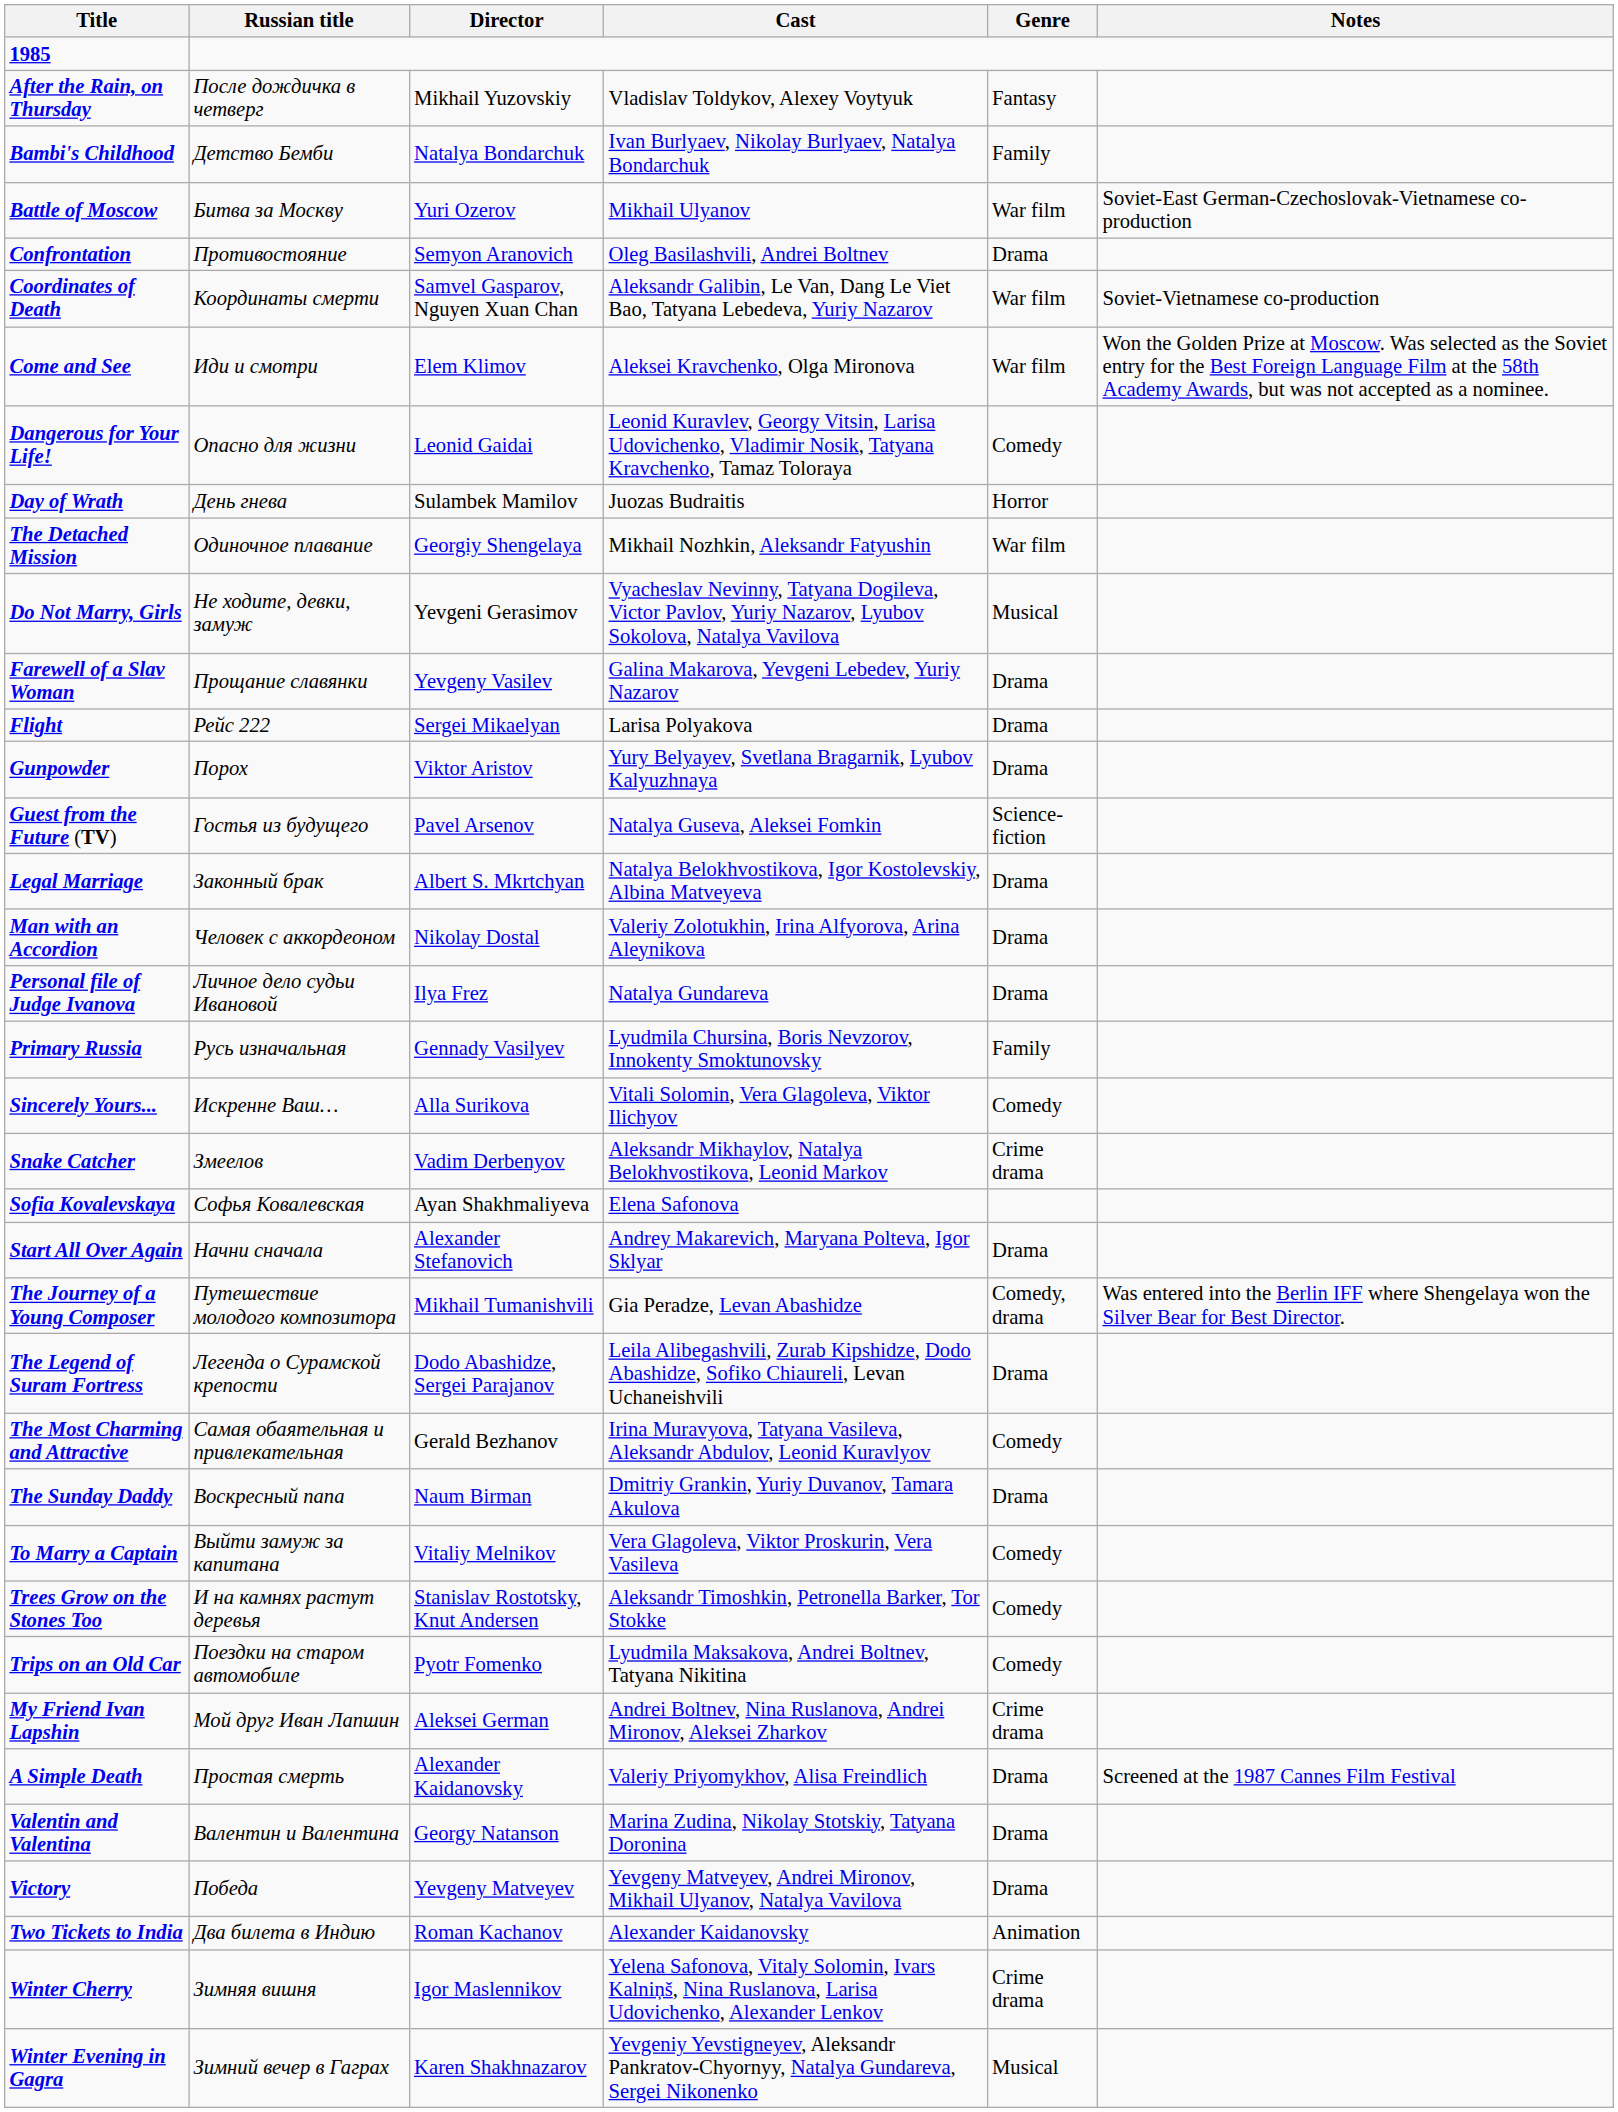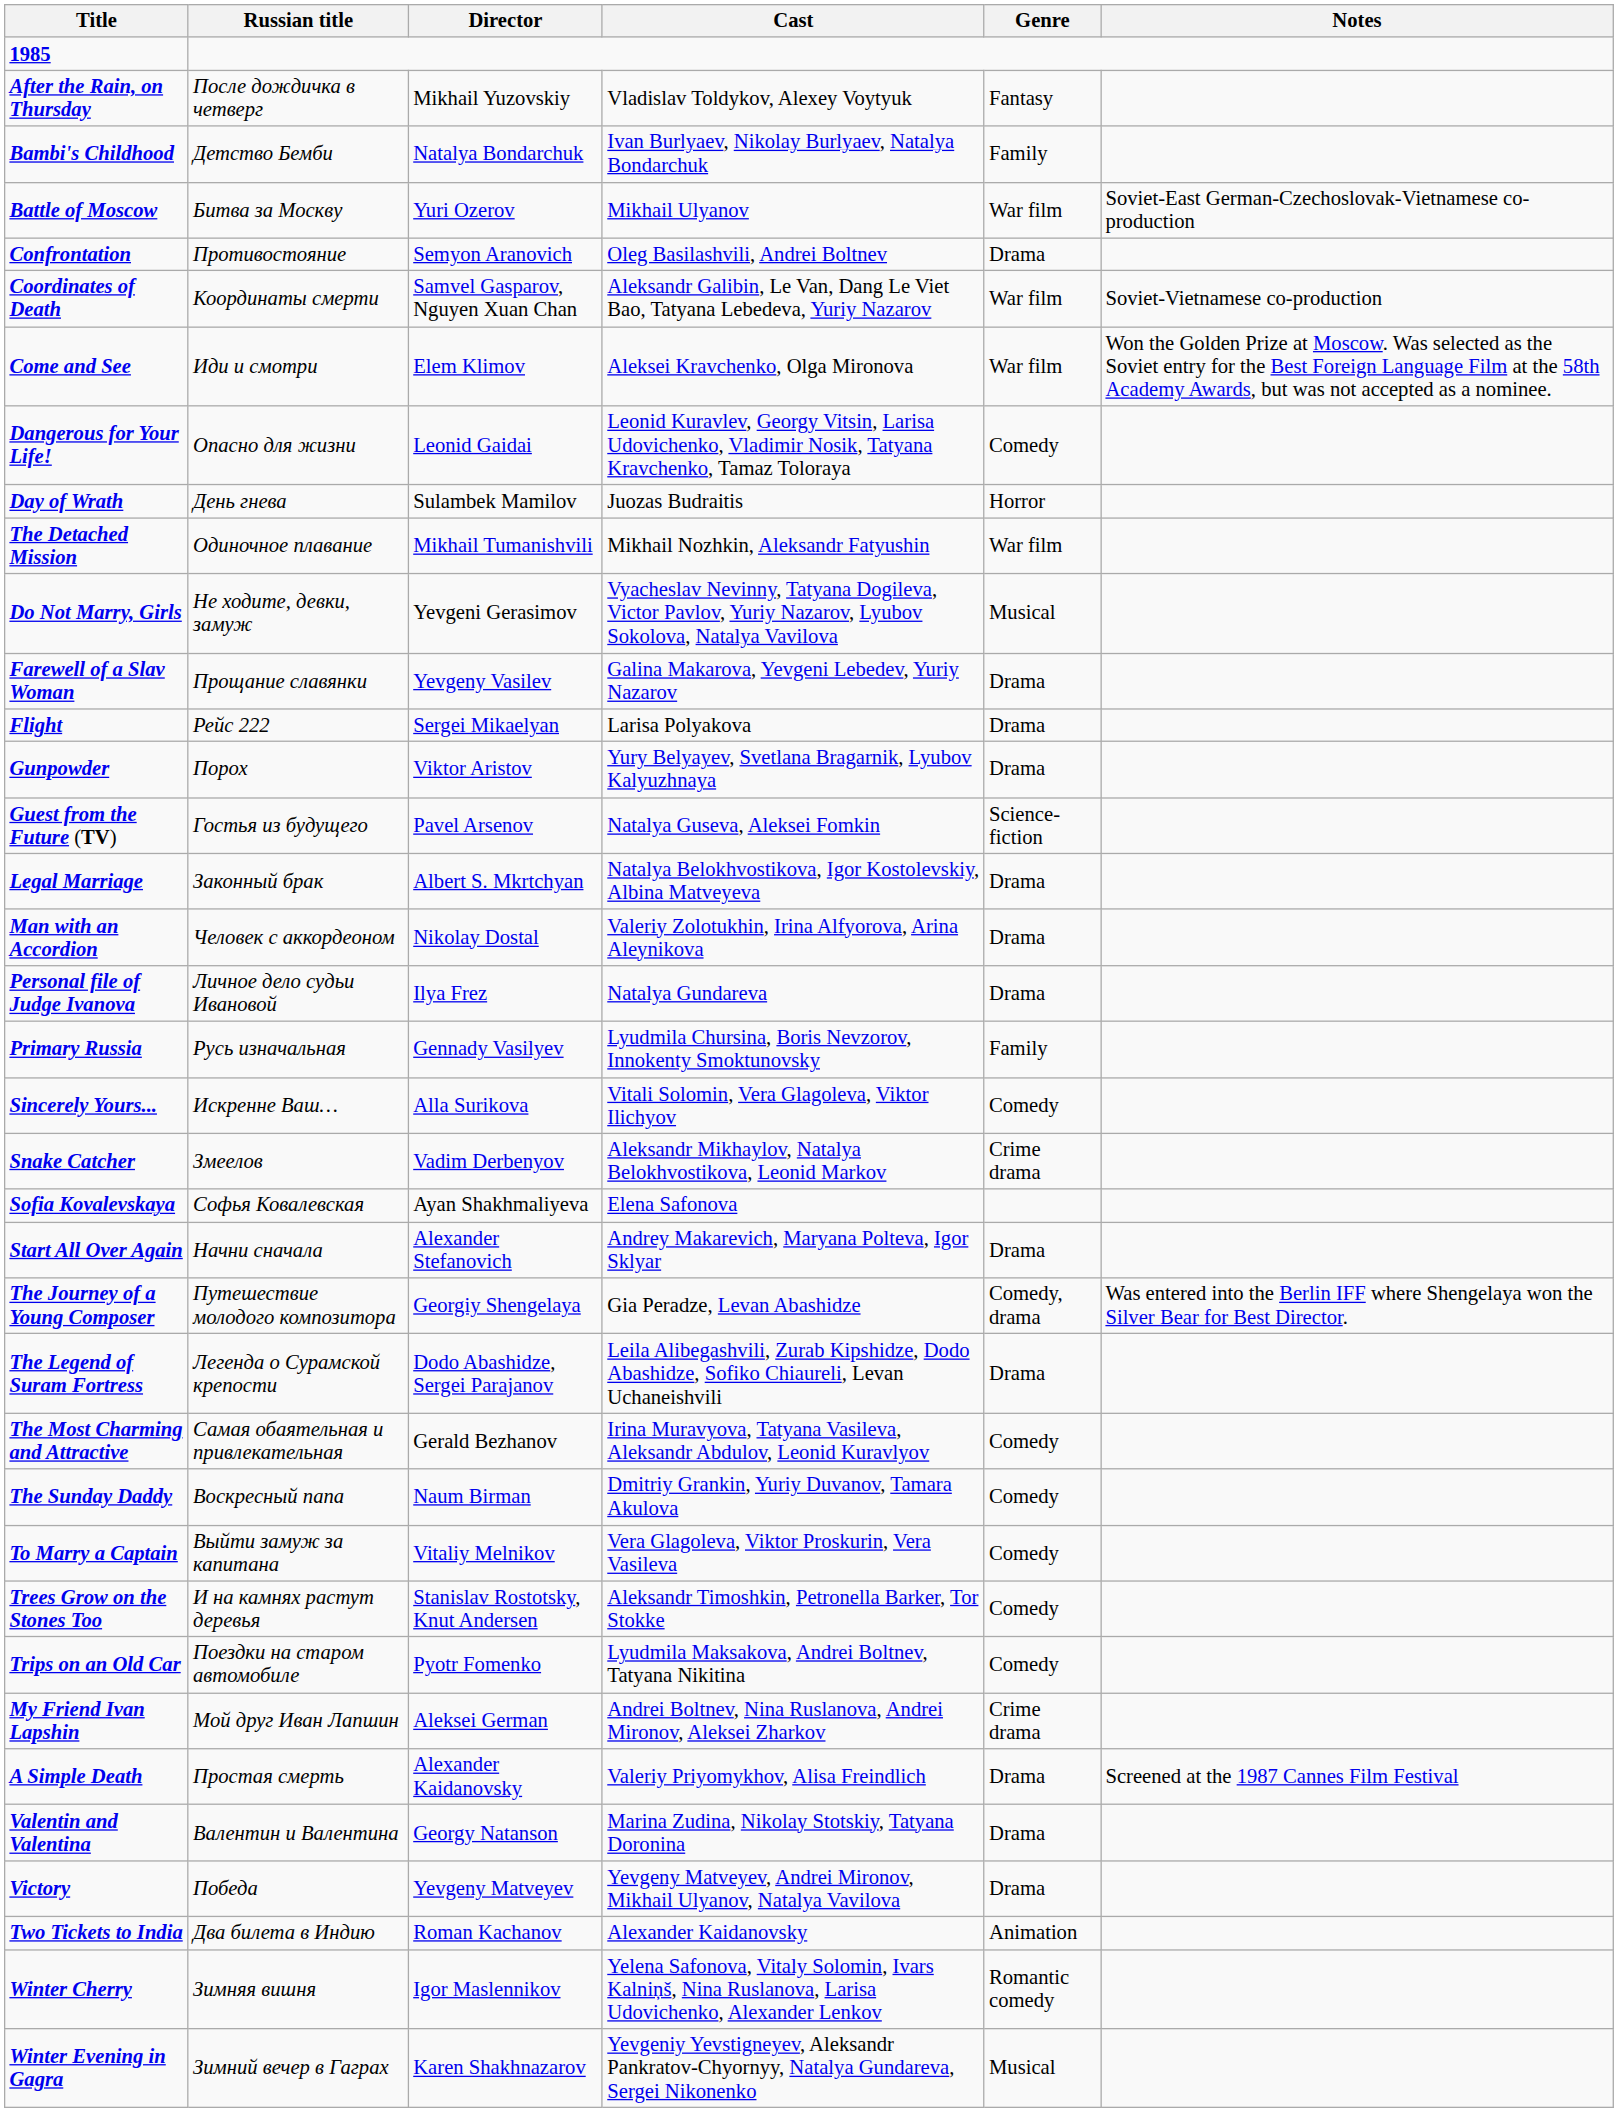(498, 545) Georgiy Shengelaya -> (503, 545) Mikhail Tumanishvili
(504, 1305) Mikhail Tumanishvili -> (497, 1305) Georgiy Shengelaya
(1020, 1496) Drama -> (1024, 1496) Comedy
(1018, 1988) Crime drama -> (1029, 1988) Romantic comedy
